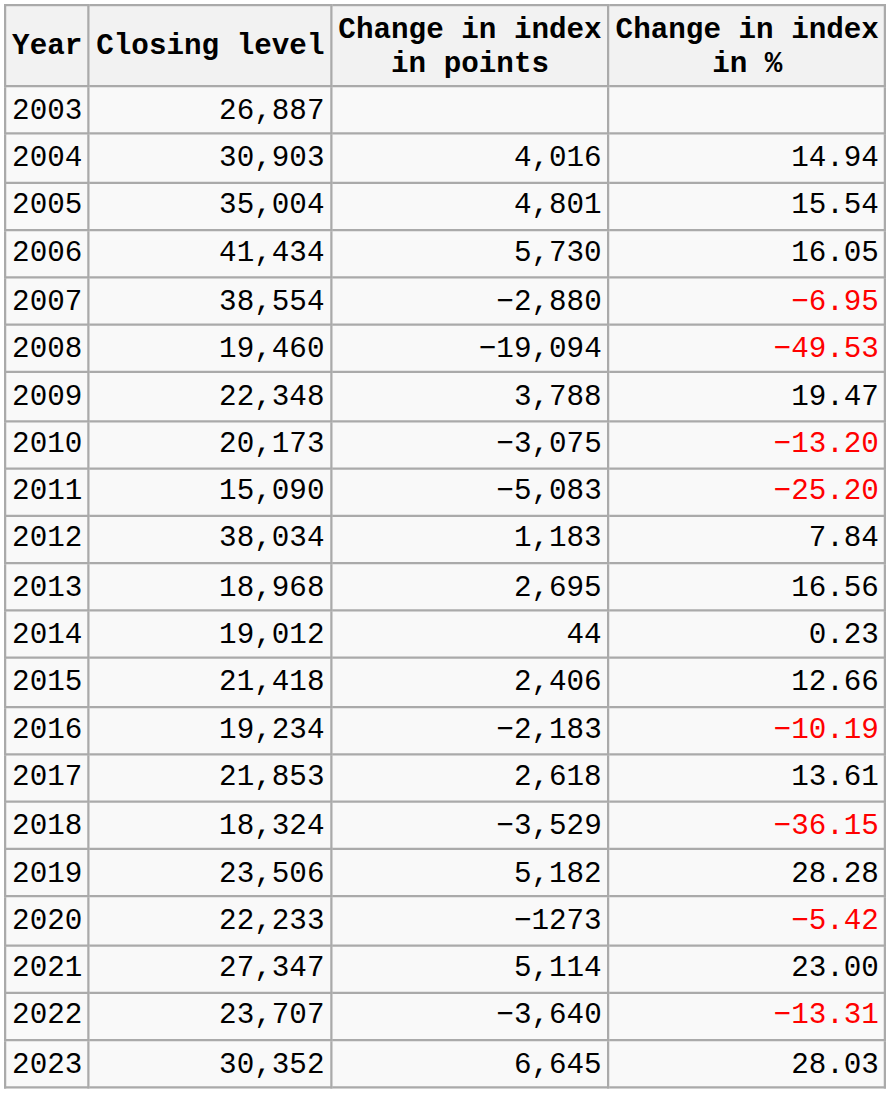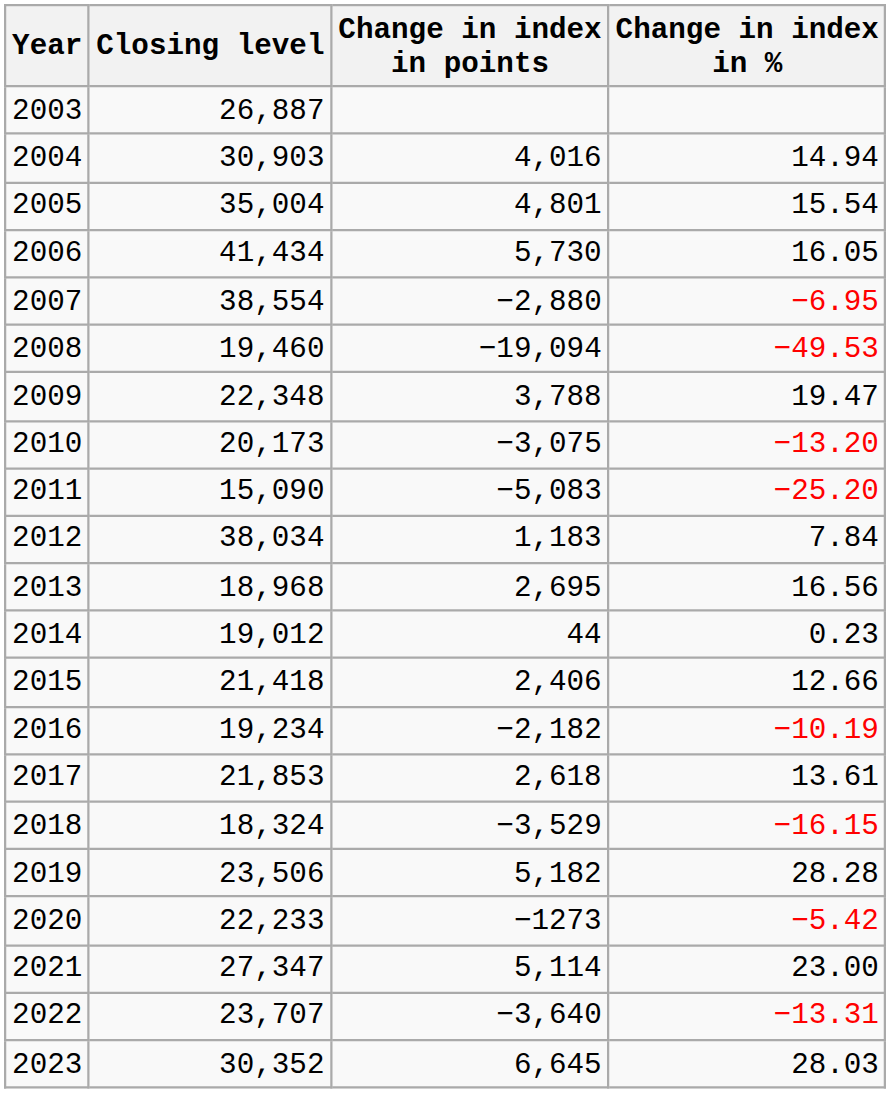(549, 730) −2,183 -> (549, 730) −2,182
(826, 825) −36.15 -> (826, 825) −16.15
